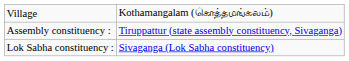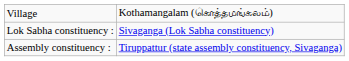rows swapped: (59, 30) <-> (60, 47)
